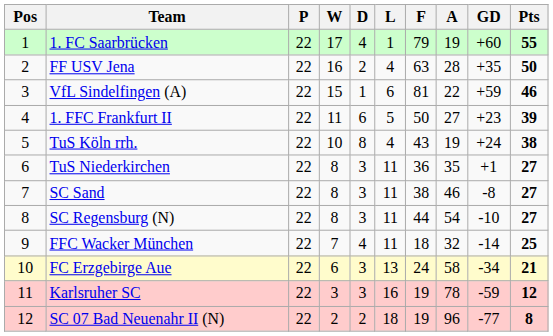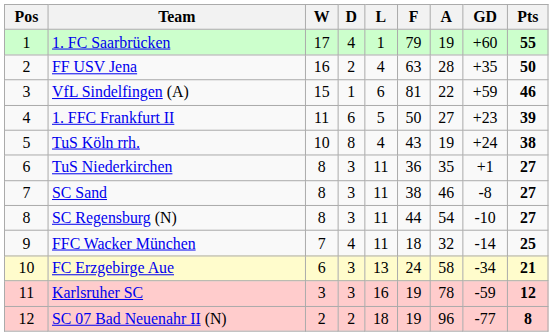- column: (304, 17)
